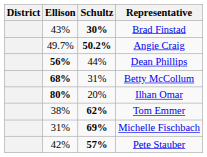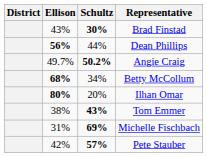rows swapped: (159, 45) <-> (159, 62)
(97, 78) 31% -> (97, 78) 34%
(97, 111) 62% -> (97, 111) 43%
